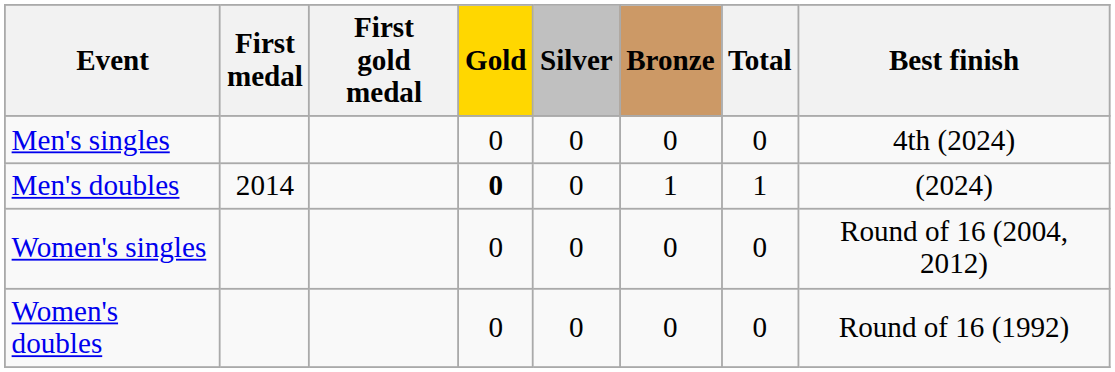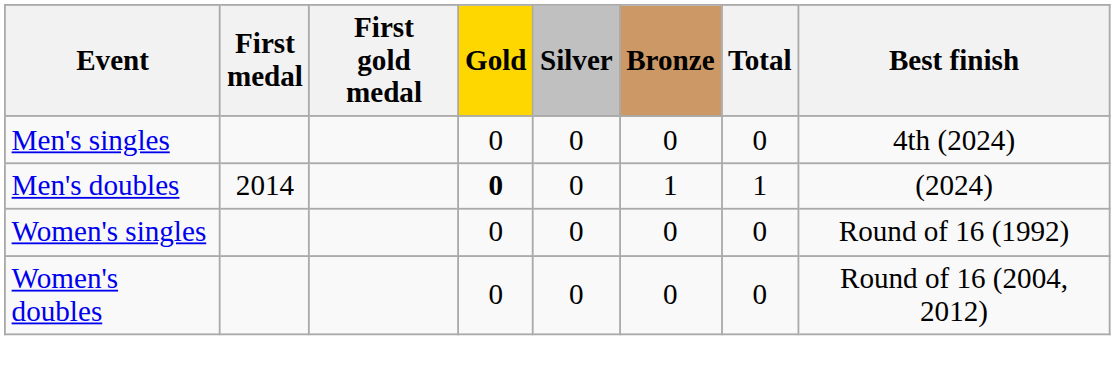(954, 248) Round of 16 (2004, 2012) -> (954, 231) Round of 16 (1992)
(954, 326) Round of 16 (1992) -> (954, 294) Round of 16 (2004, 2012)
